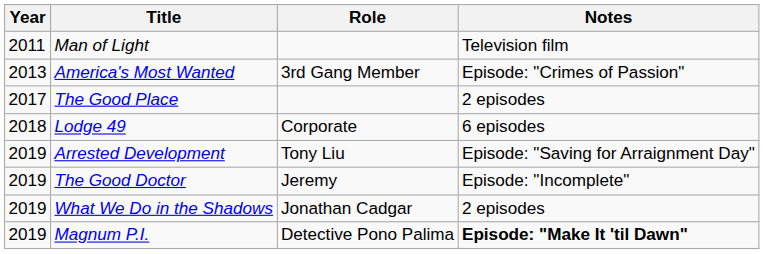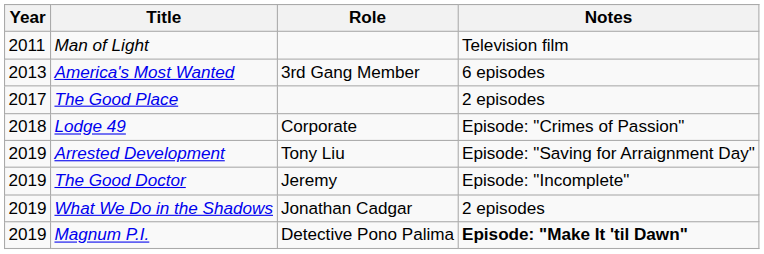(573, 72) Episode: "Crimes of Passion" -> (503, 72) 6 episodes
(503, 126) 6 episodes -> (573, 126) Episode: "Crimes of Passion"
